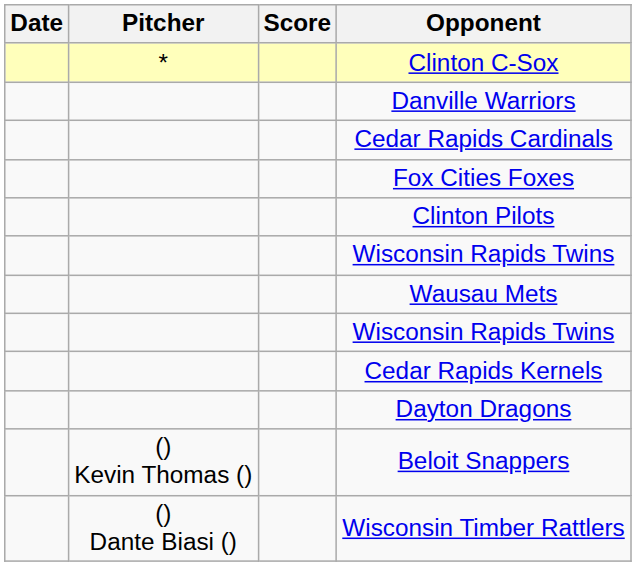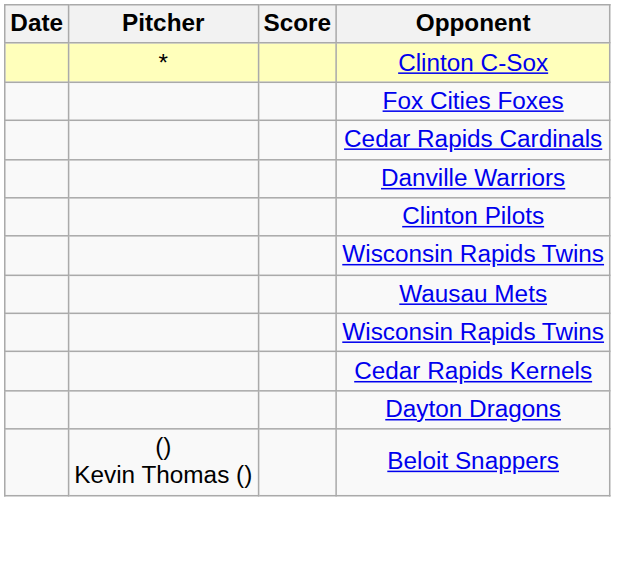rows swapped: (163, 178) <-> (163, 101)
- row: (163, 527)
